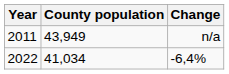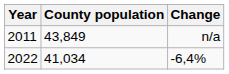(65, 36) 43,949 -> (65, 36) 43,849
